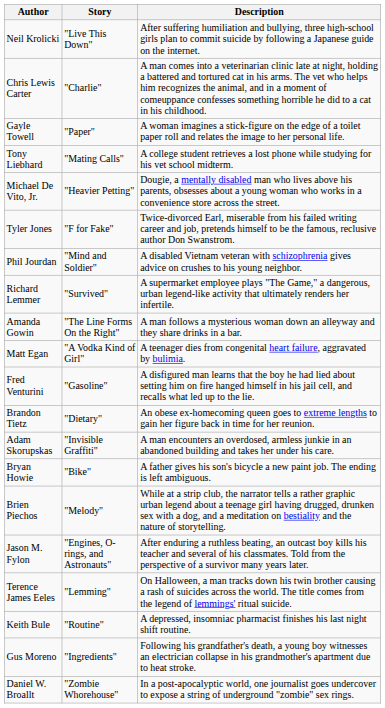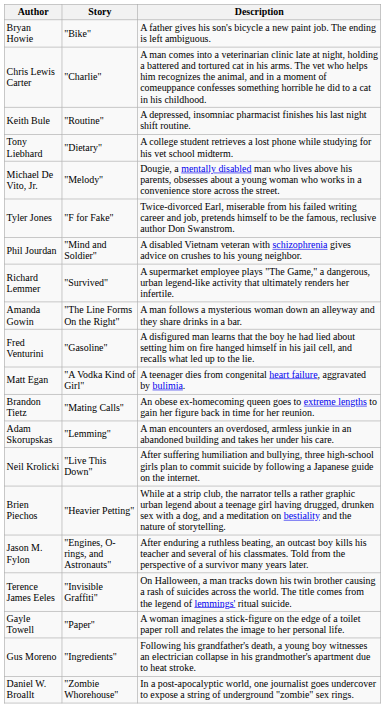rows swapped: (33, 39) <-> (20, 472)
rows swapped: (20, 132) <-> (28, 624)
(94, 158) "Mating Calls" -> (83, 147) "Dietary"
(99, 191) "Heavier Petting" -> (84, 180) "Melody"
rows swapped: (27, 353) <-> (25, 386)
(83, 418) "Dietary" -> (94, 407) "Mating Calls"
(84, 445) "Invisible Graffiti" -> (88, 434) "Lemming"
(84, 510) "Melody" -> (99, 510) "Heavier Petting"
(88, 592) "Lemming" -> (84, 592) "Invisible Graffiti"
